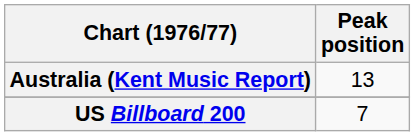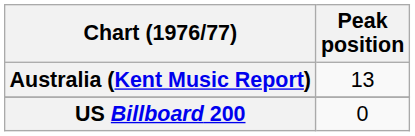(363, 113) 7 -> (363, 113) 0
